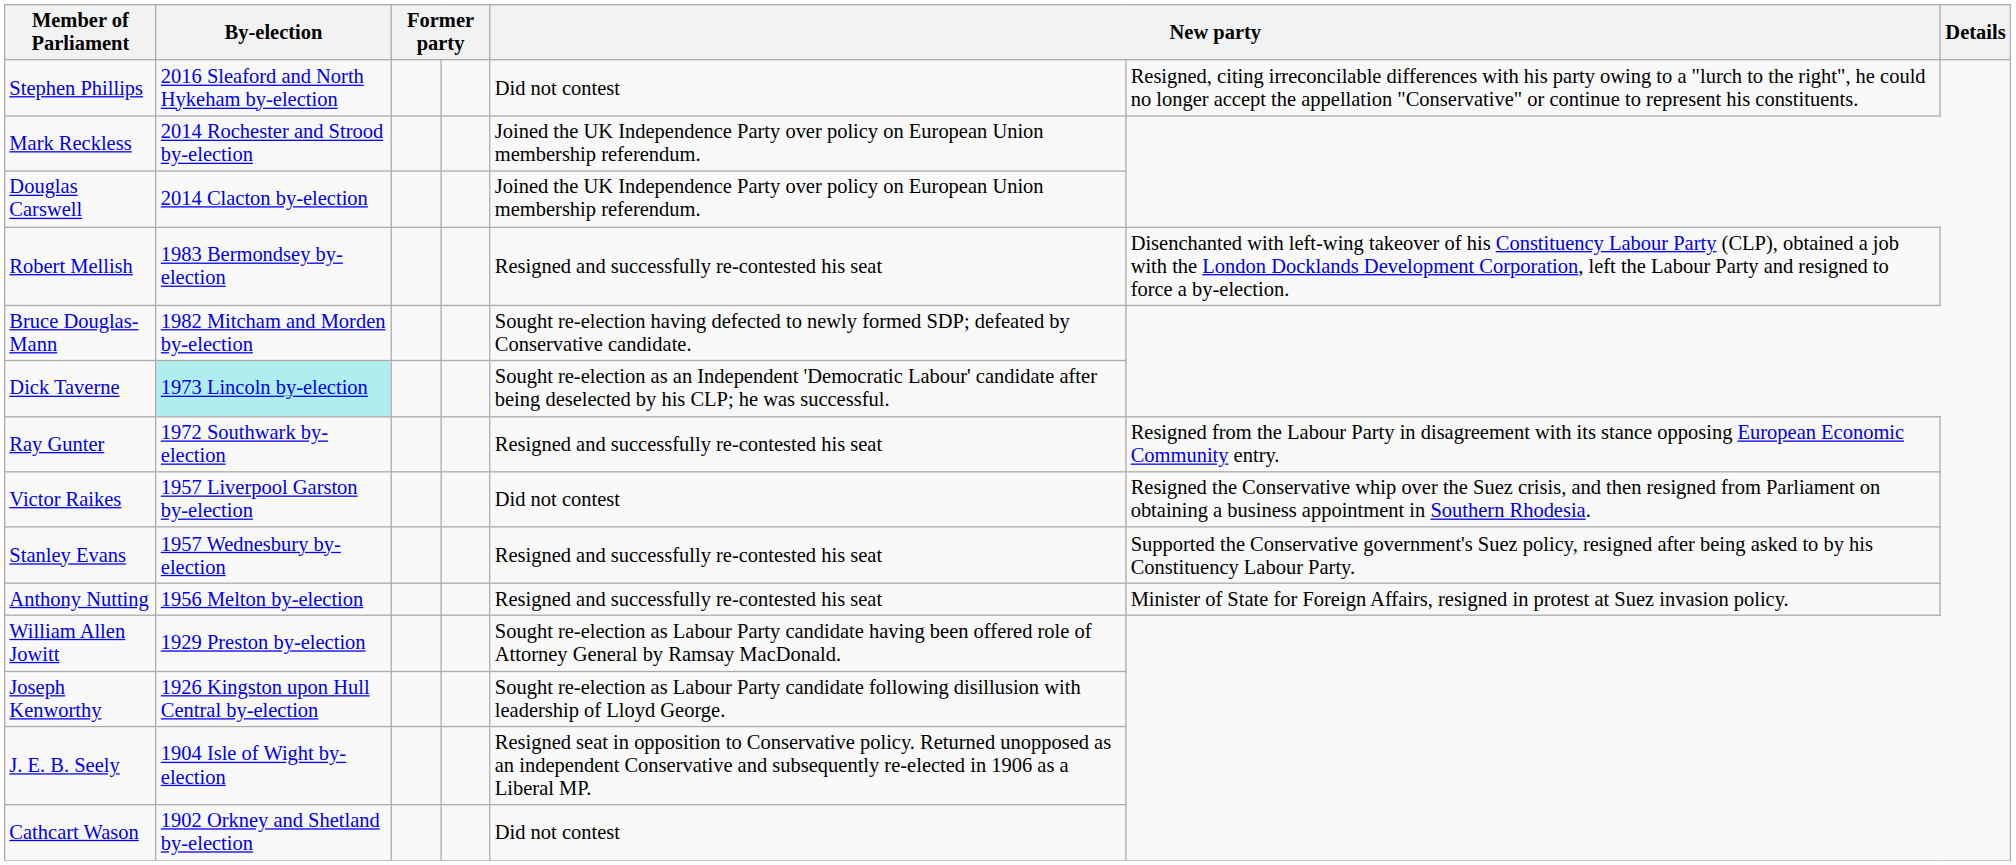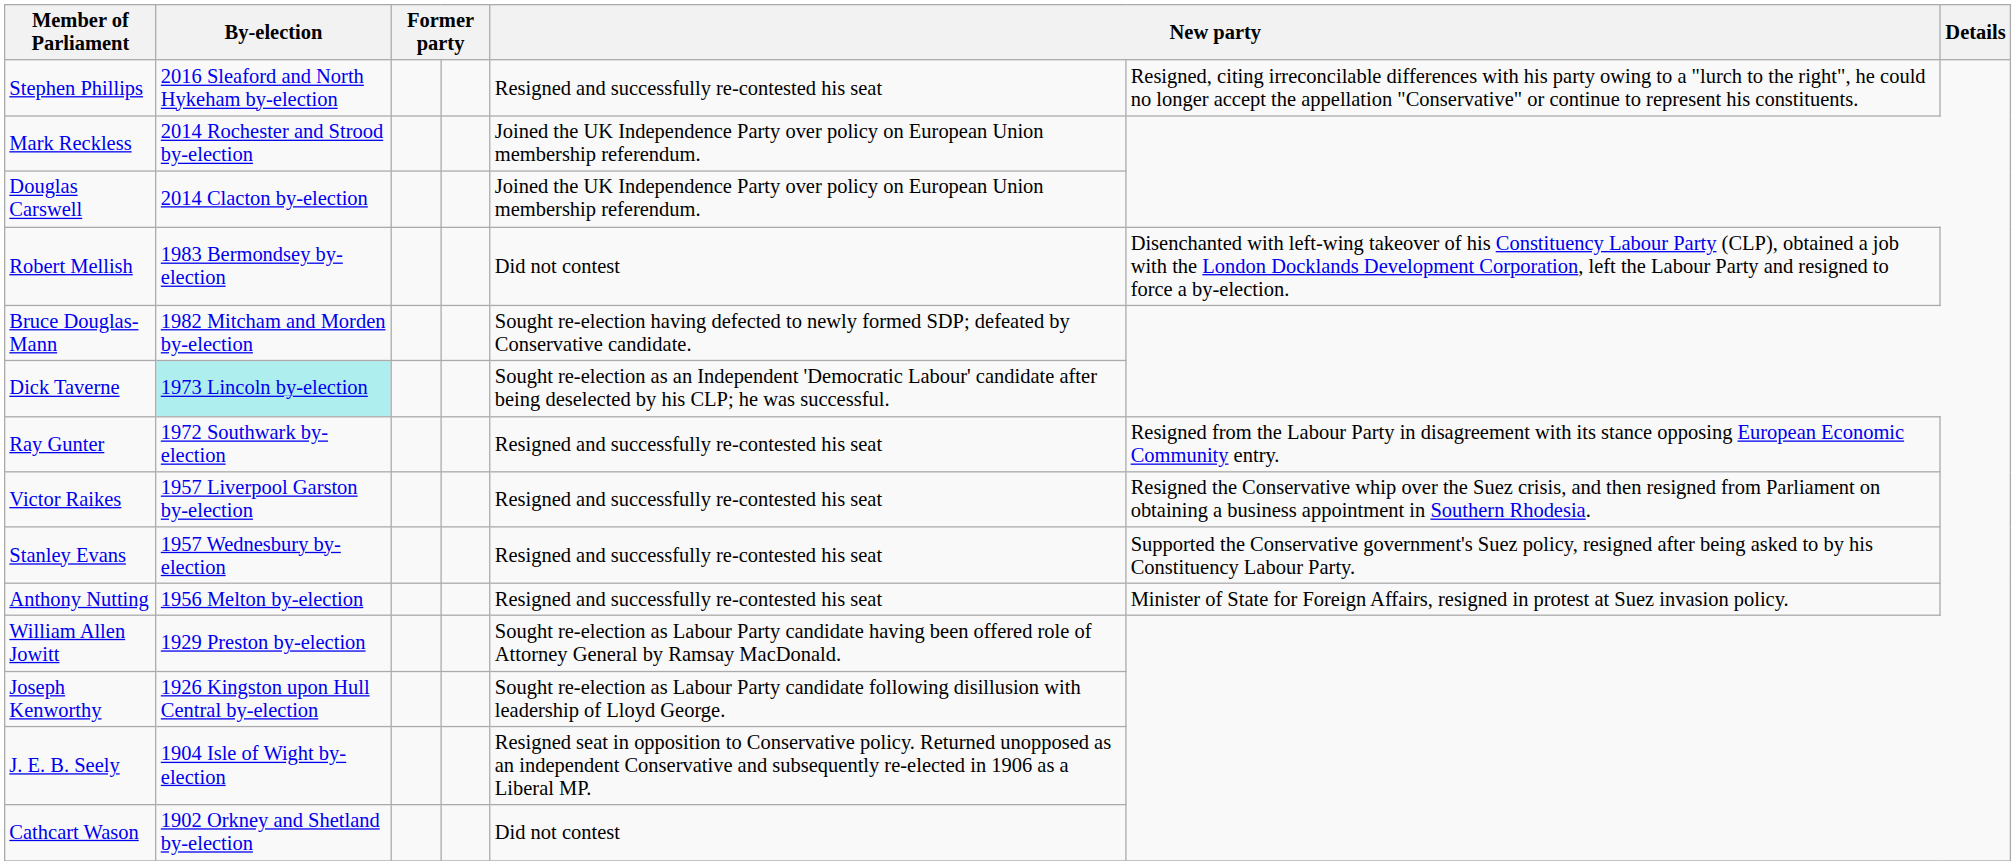(557, 87) Did not contest -> (688, 87) Resigned and successfully re-contested his seat
(688, 265) Resigned and successfully re-contested his seat -> (557, 265) Did not contest
(557, 499) Did not contest -> (688, 499) Resigned and successfully re-contested his seat
